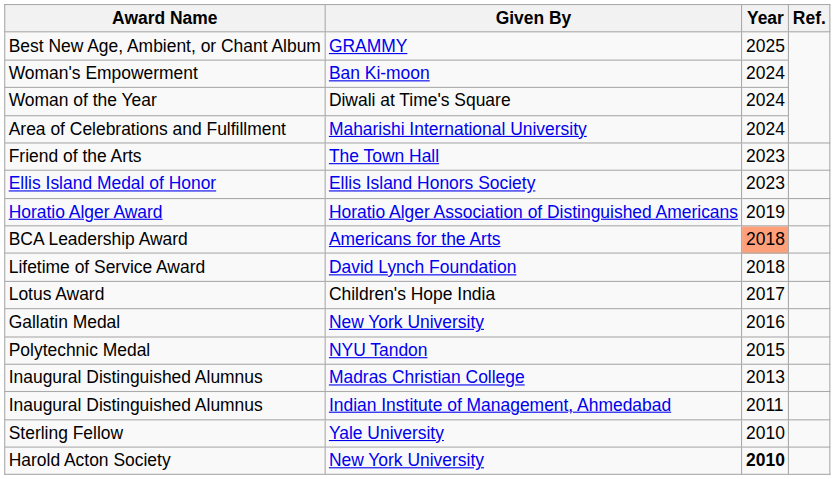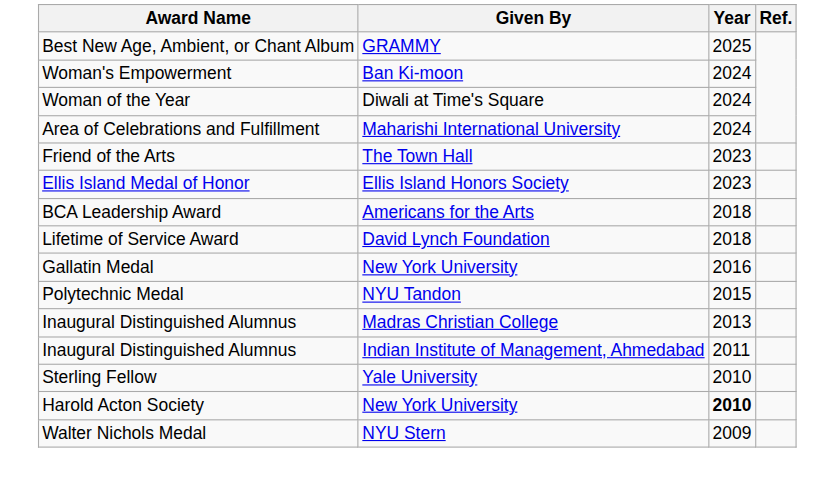- row: (86, 211)
(765, 239) lightsalmon background -> (732, 211) no background
- row: (57, 294)
+ row: (124, 433)
